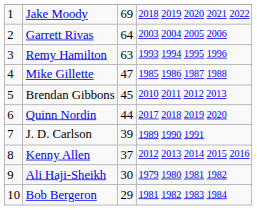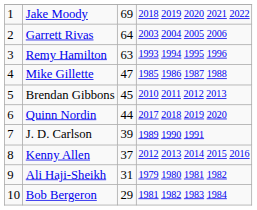(127, 174) 30 -> (127, 174) 31
